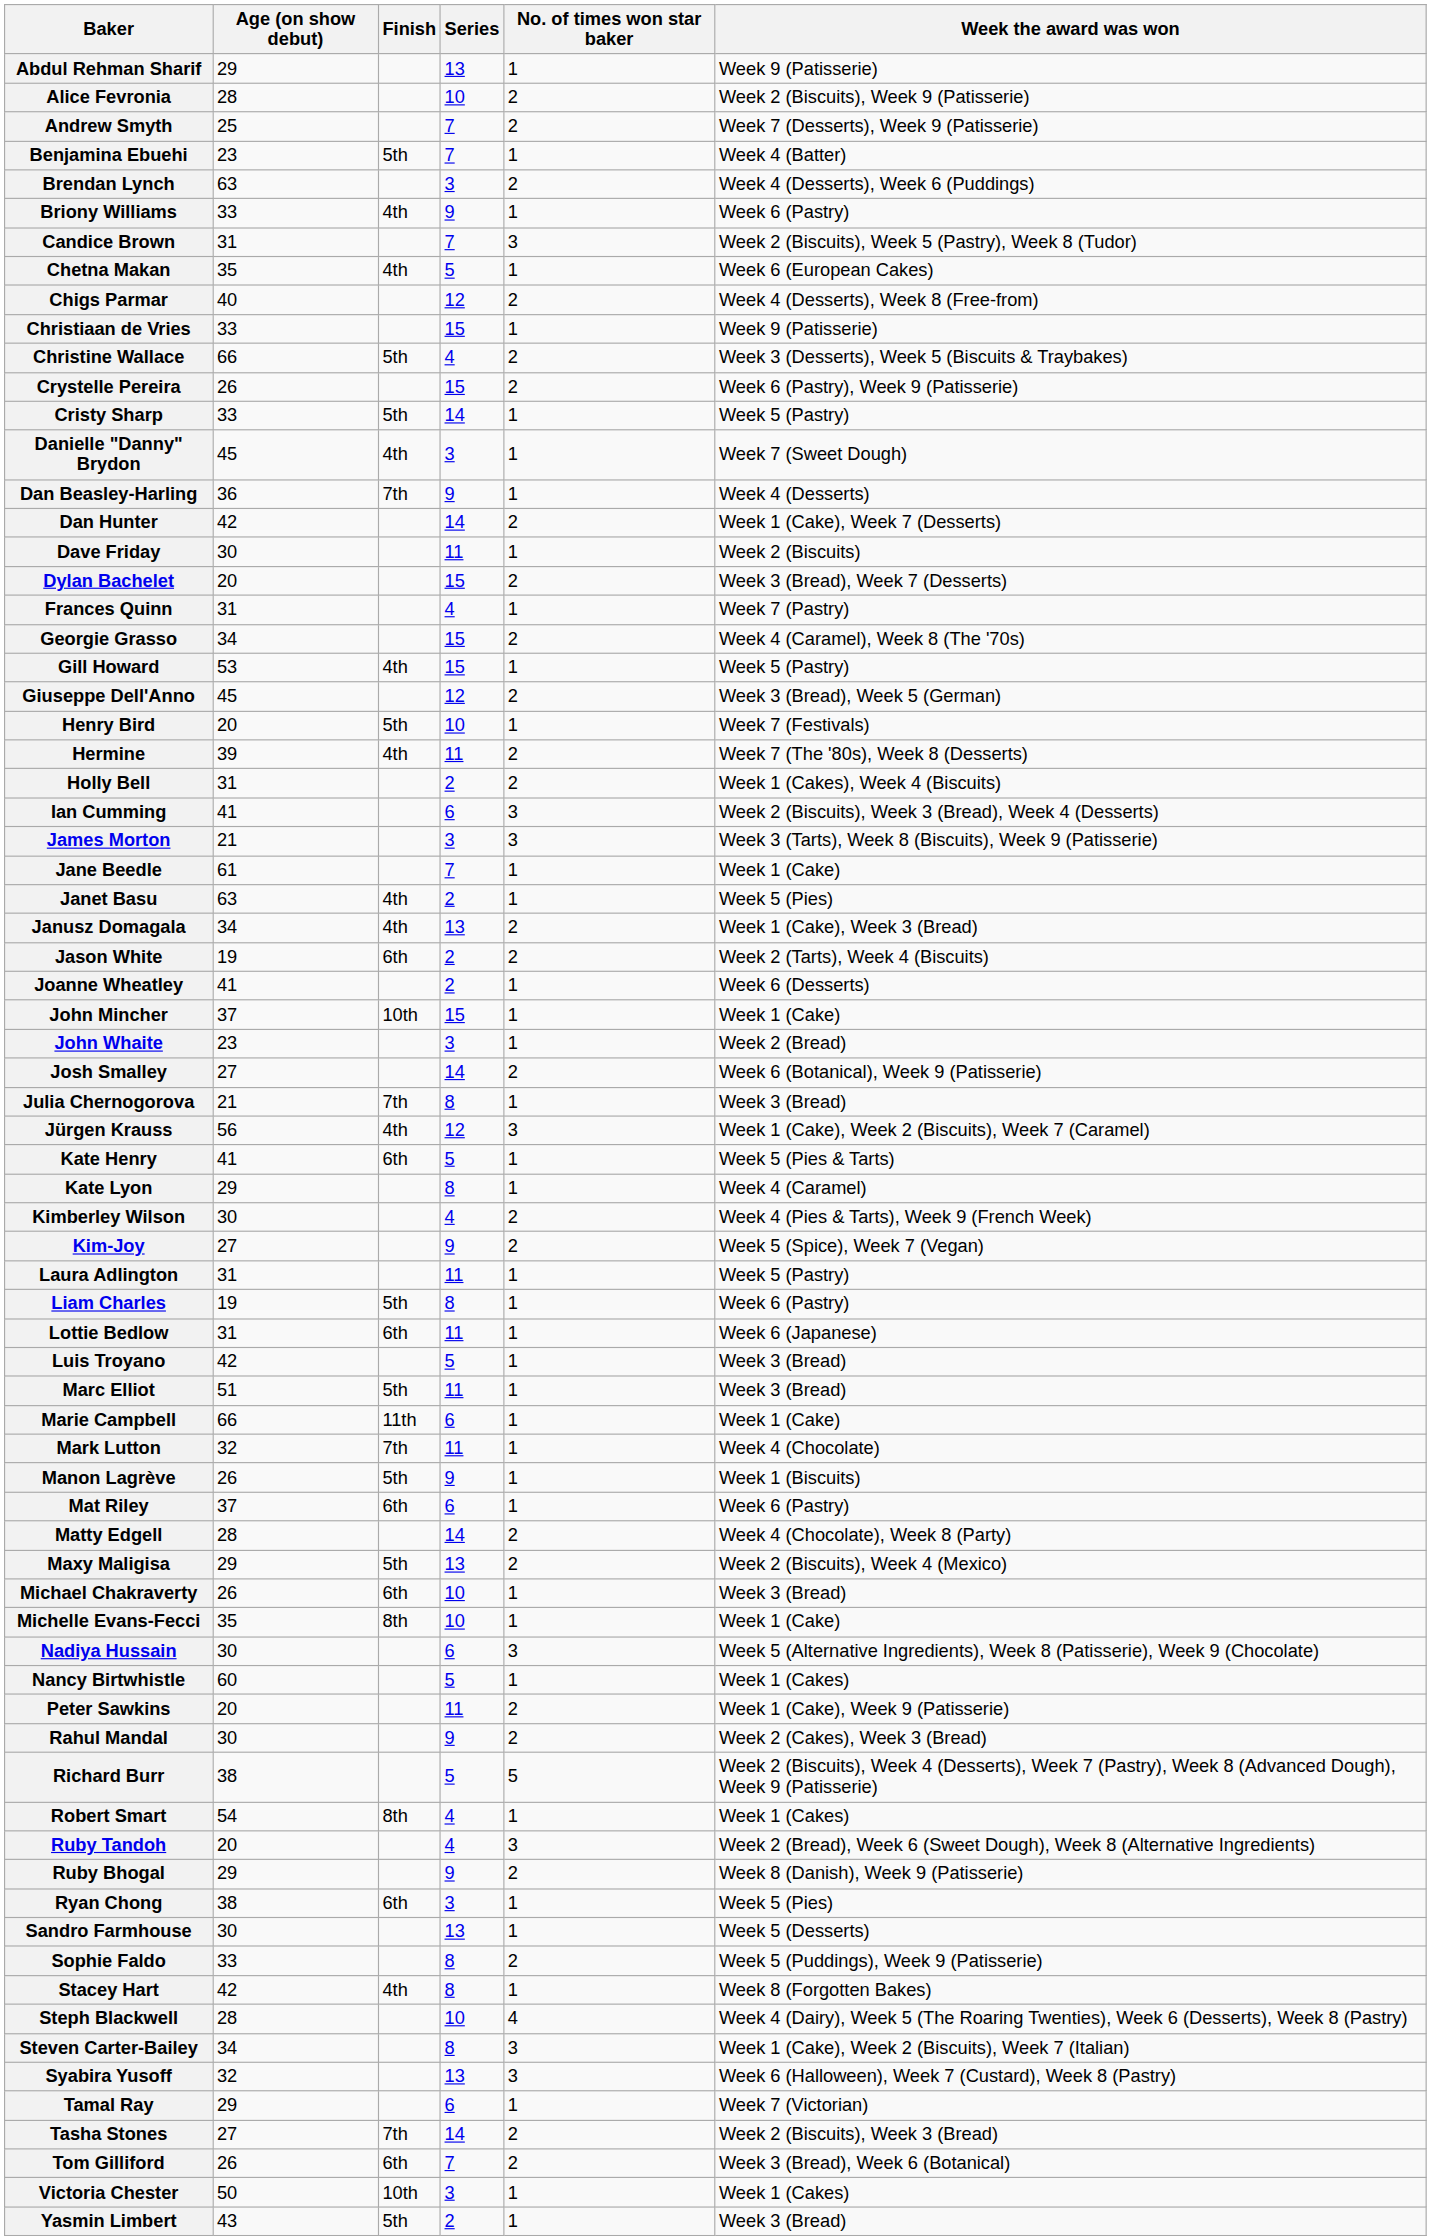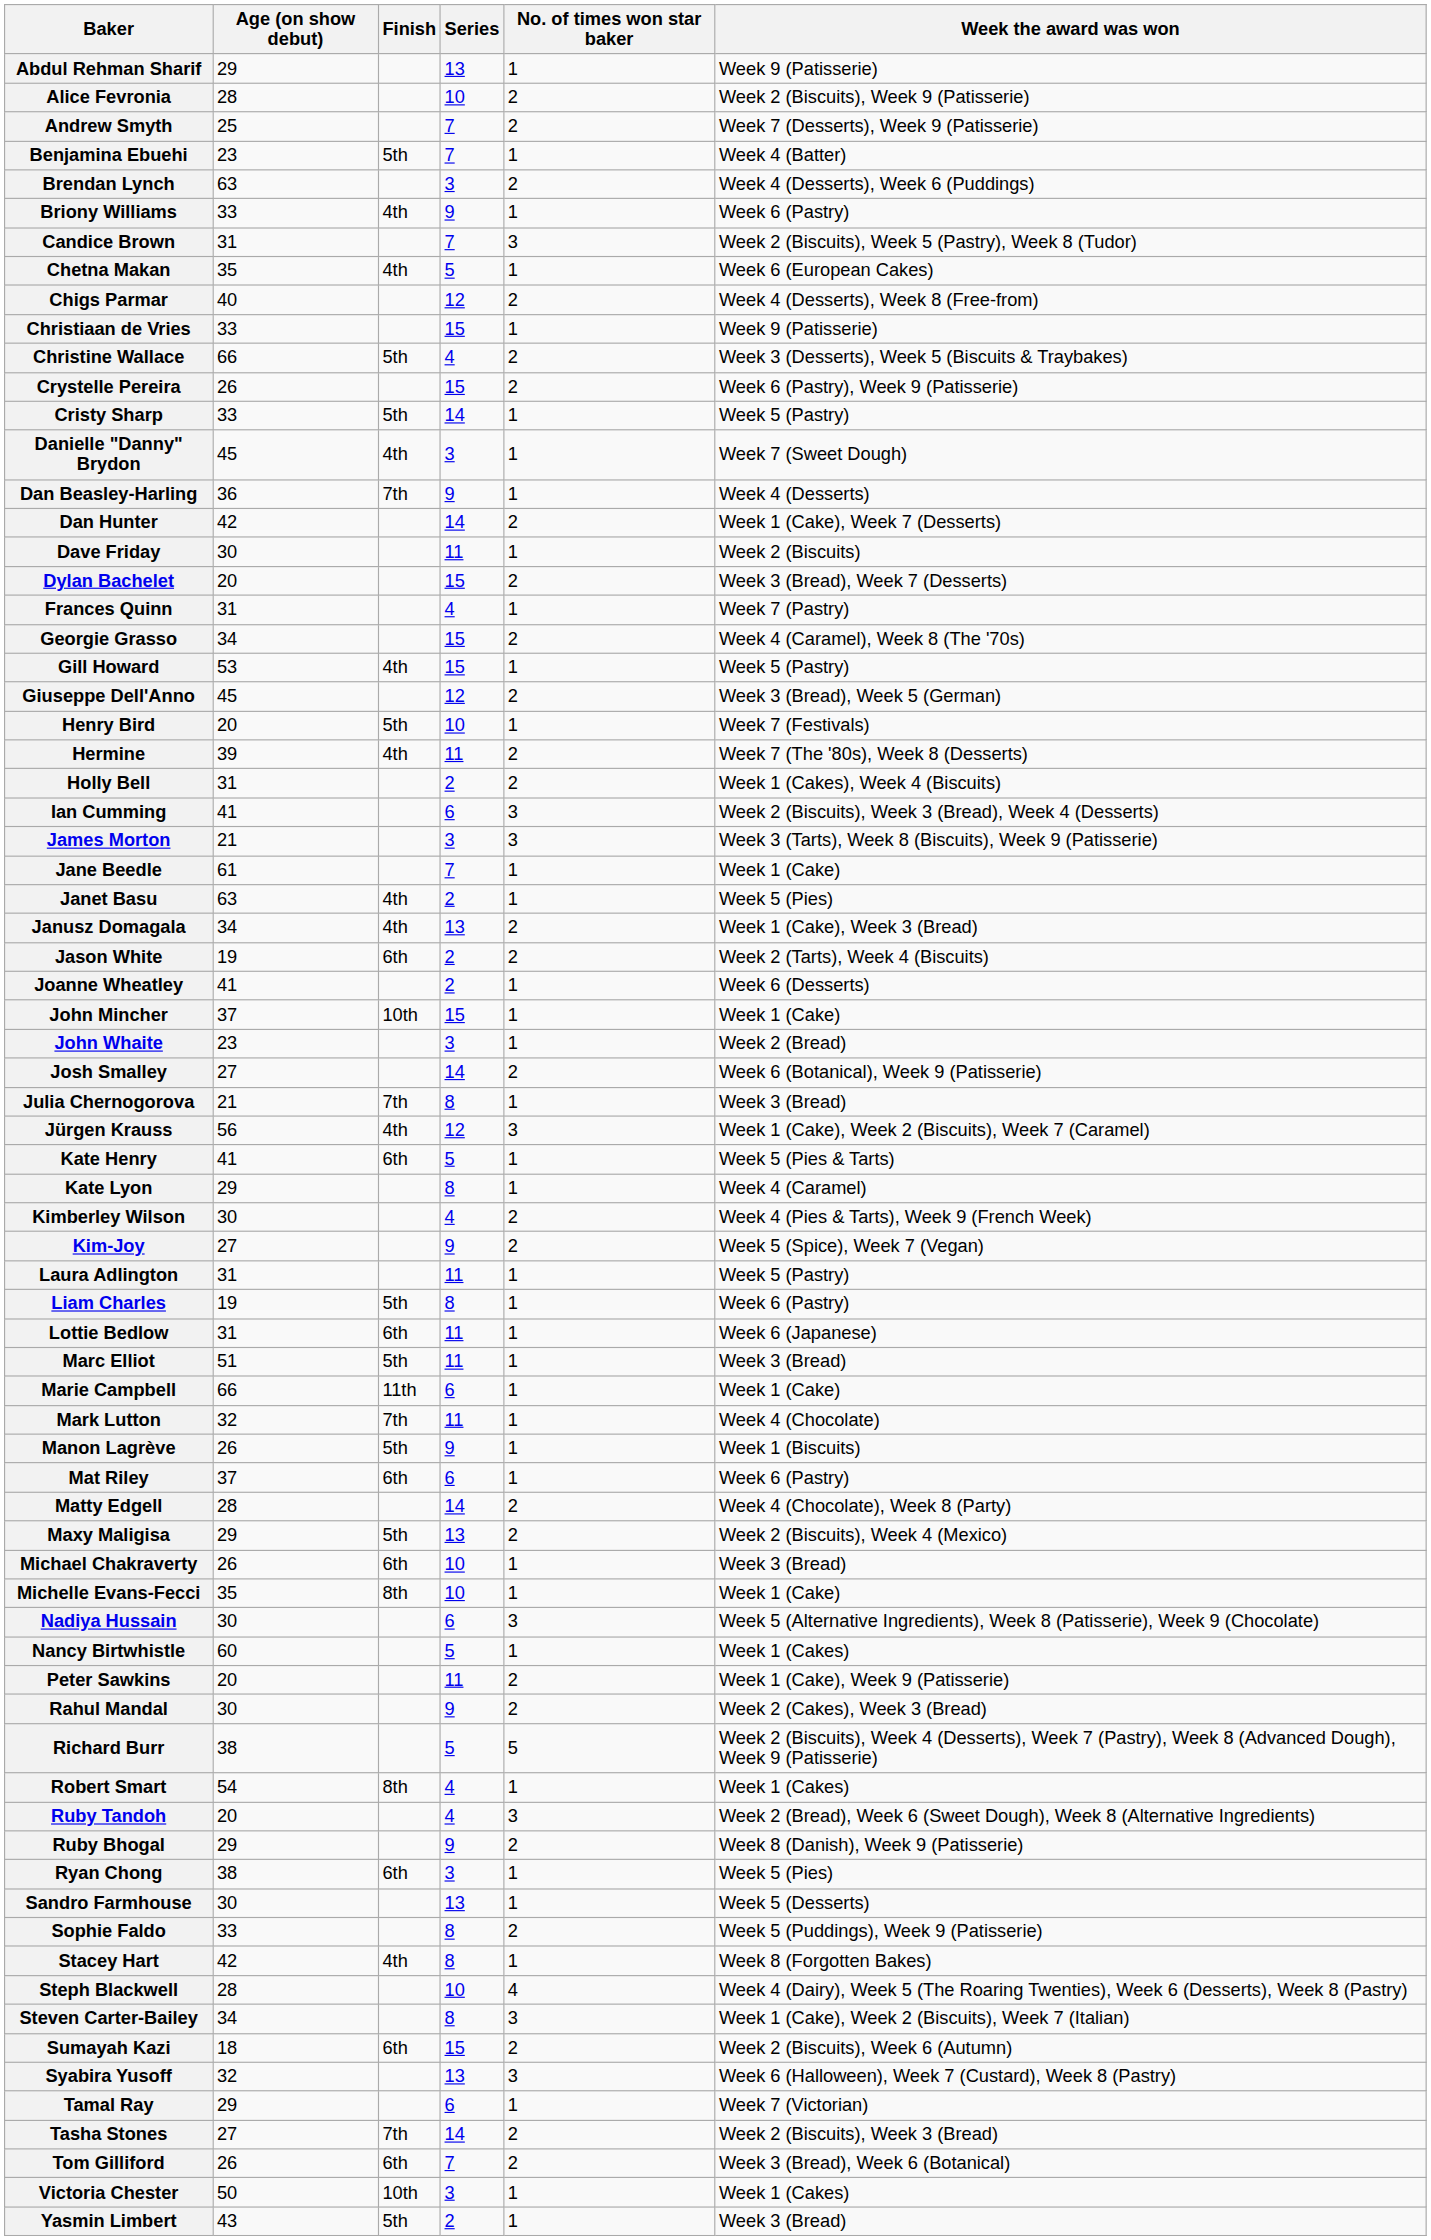- row: (109, 1361)
+ row: (109, 2047)
